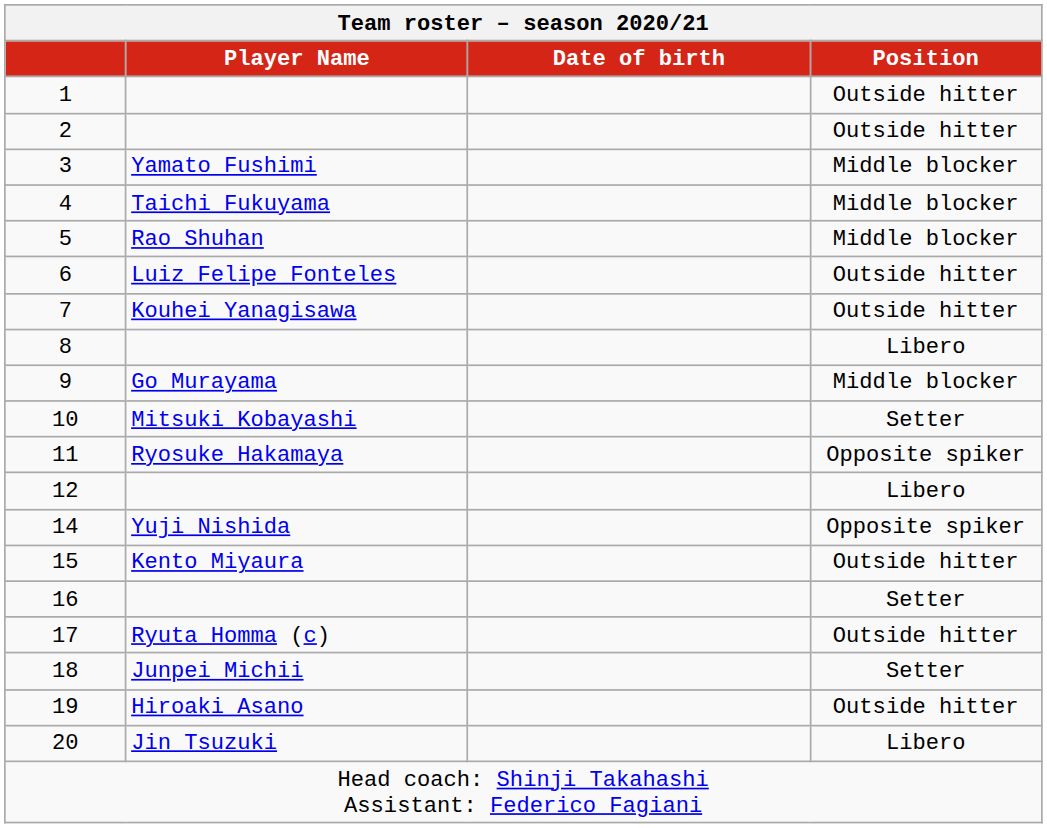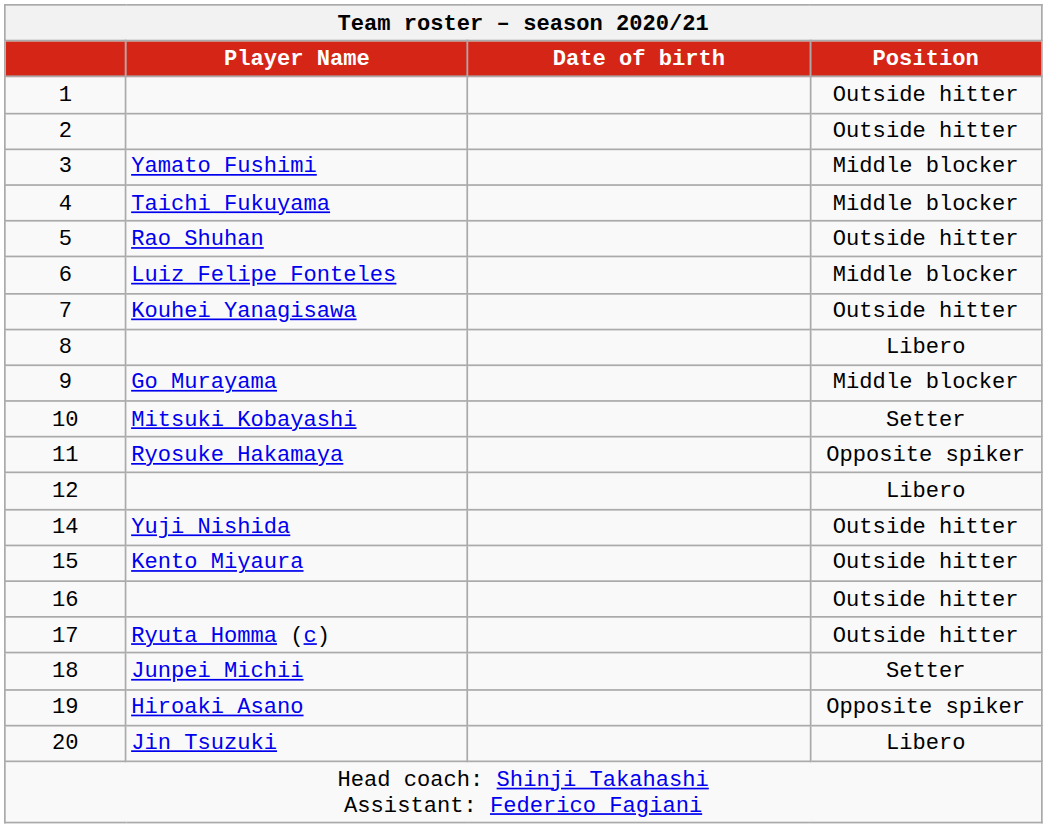(926, 239) Middle blocker -> (926, 239) Outside hitter
(926, 275) Outside hitter -> (926, 275) Middle blocker
(926, 527) Opposite spiker -> (926, 527) Outside hitter
(926, 599) Setter -> (926, 599) Outside hitter
(926, 707) Outside hitter -> (926, 707) Opposite spiker
